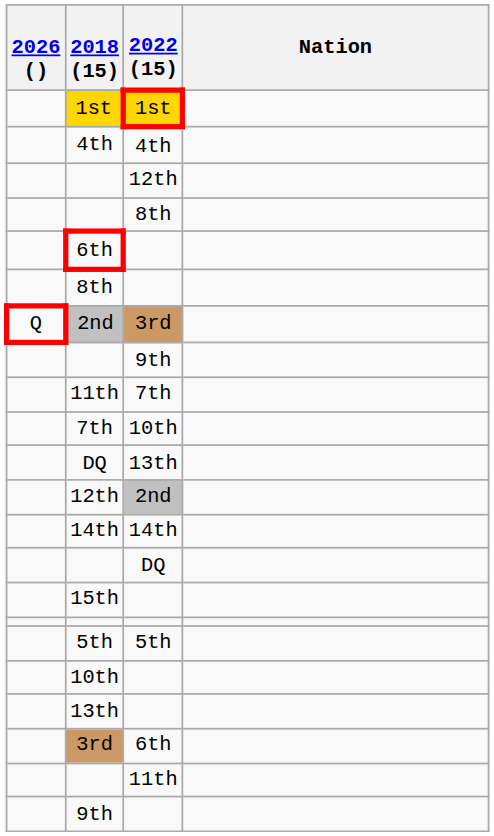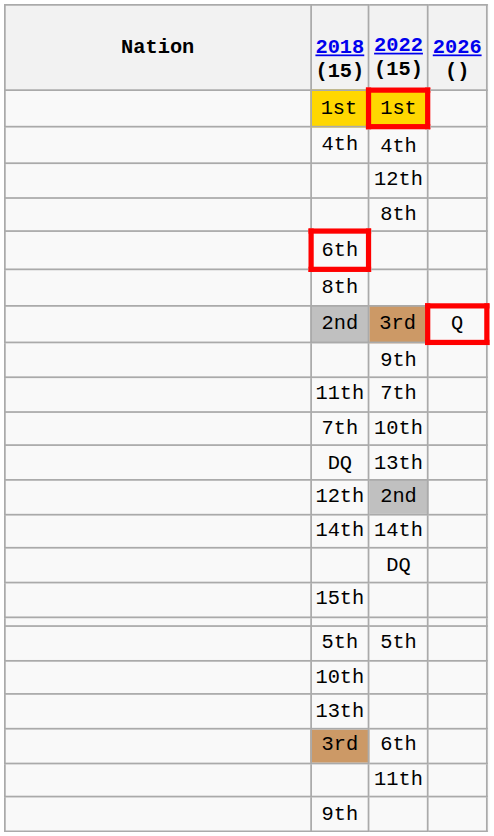columns swapped: (335, 47) <-> (36, 59)
